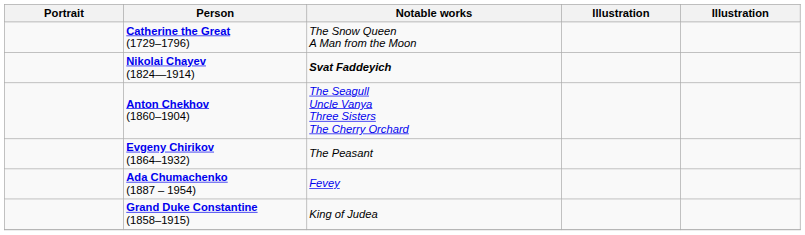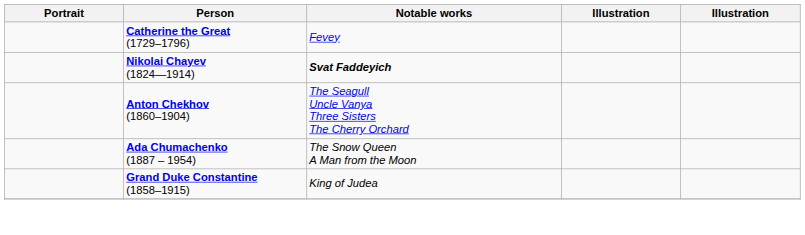(363, 37) The Snow Queen A Man from the Moon -> (325, 37) Fevey
- row: (170, 153)
(325, 184) Fevey -> (363, 153) The Snow Queen A Man from the Moon
